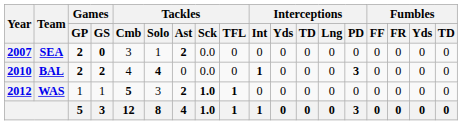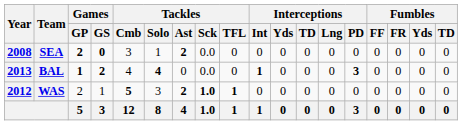(19, 52) 2007 -> (19, 52) 2008
(19, 71) 2010 -> (19, 71) 2013
(80, 71) 2 -> (80, 71) 1
(80, 91) 1 -> (80, 91) 2
